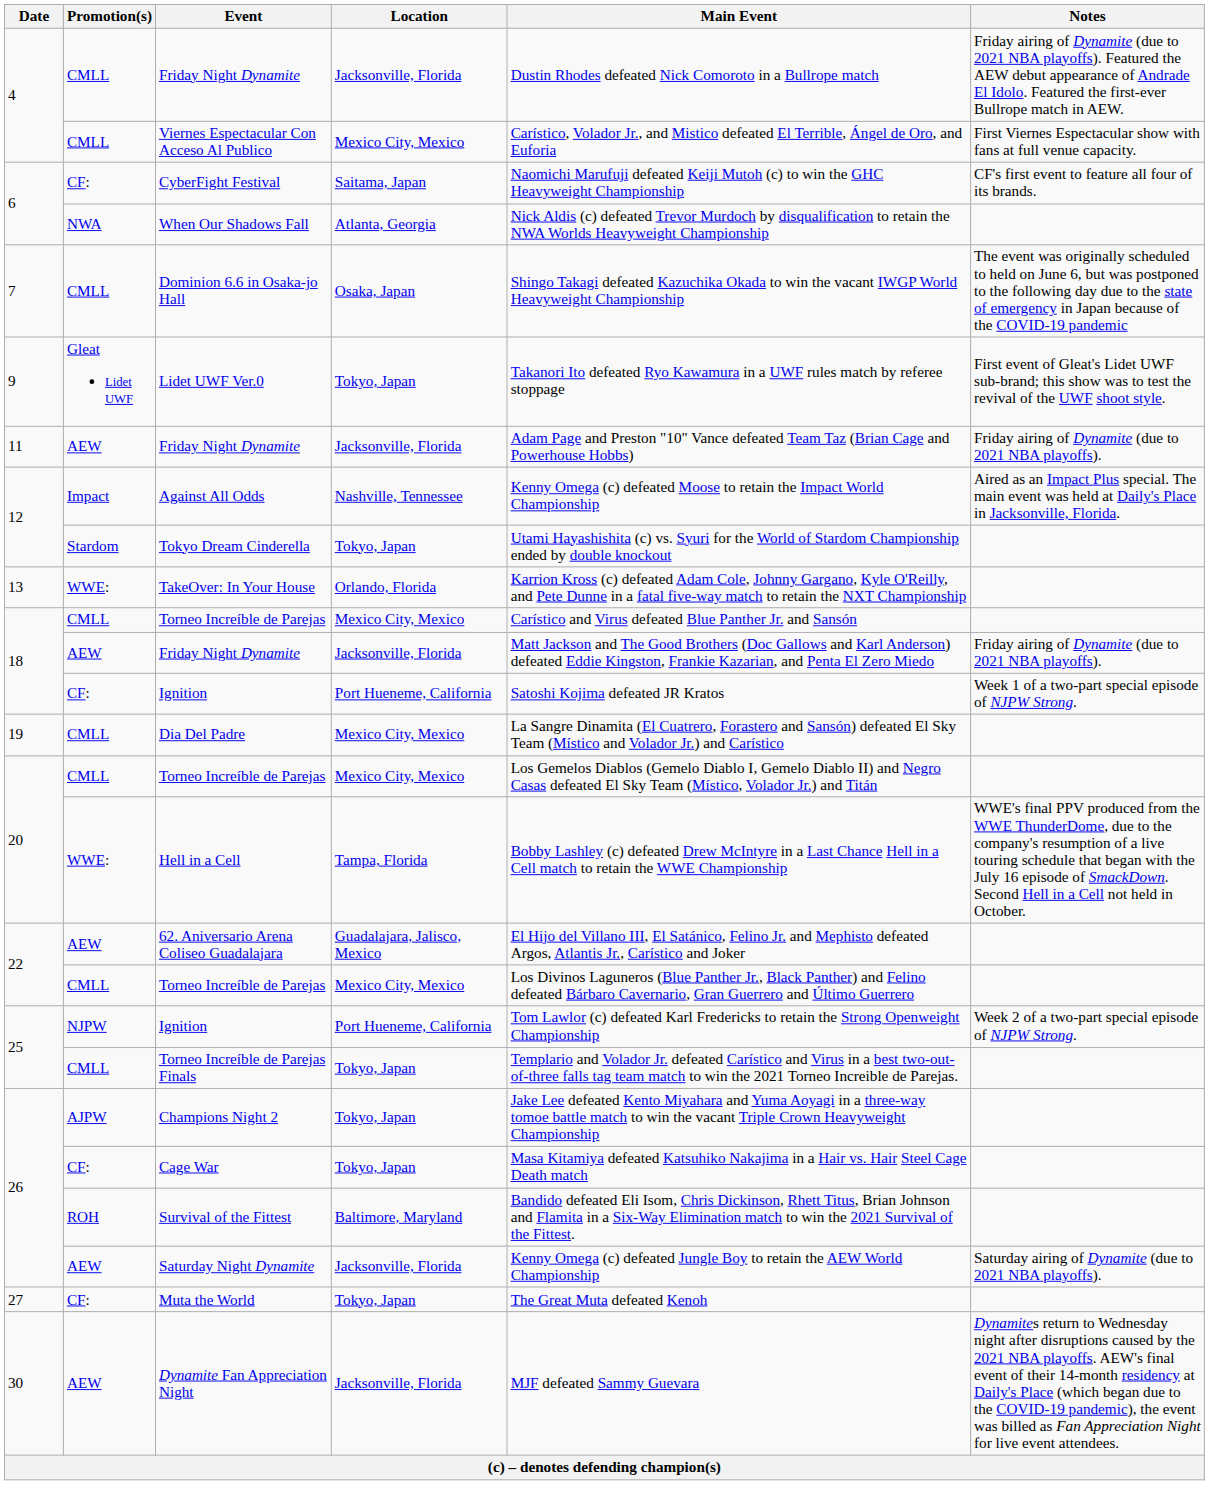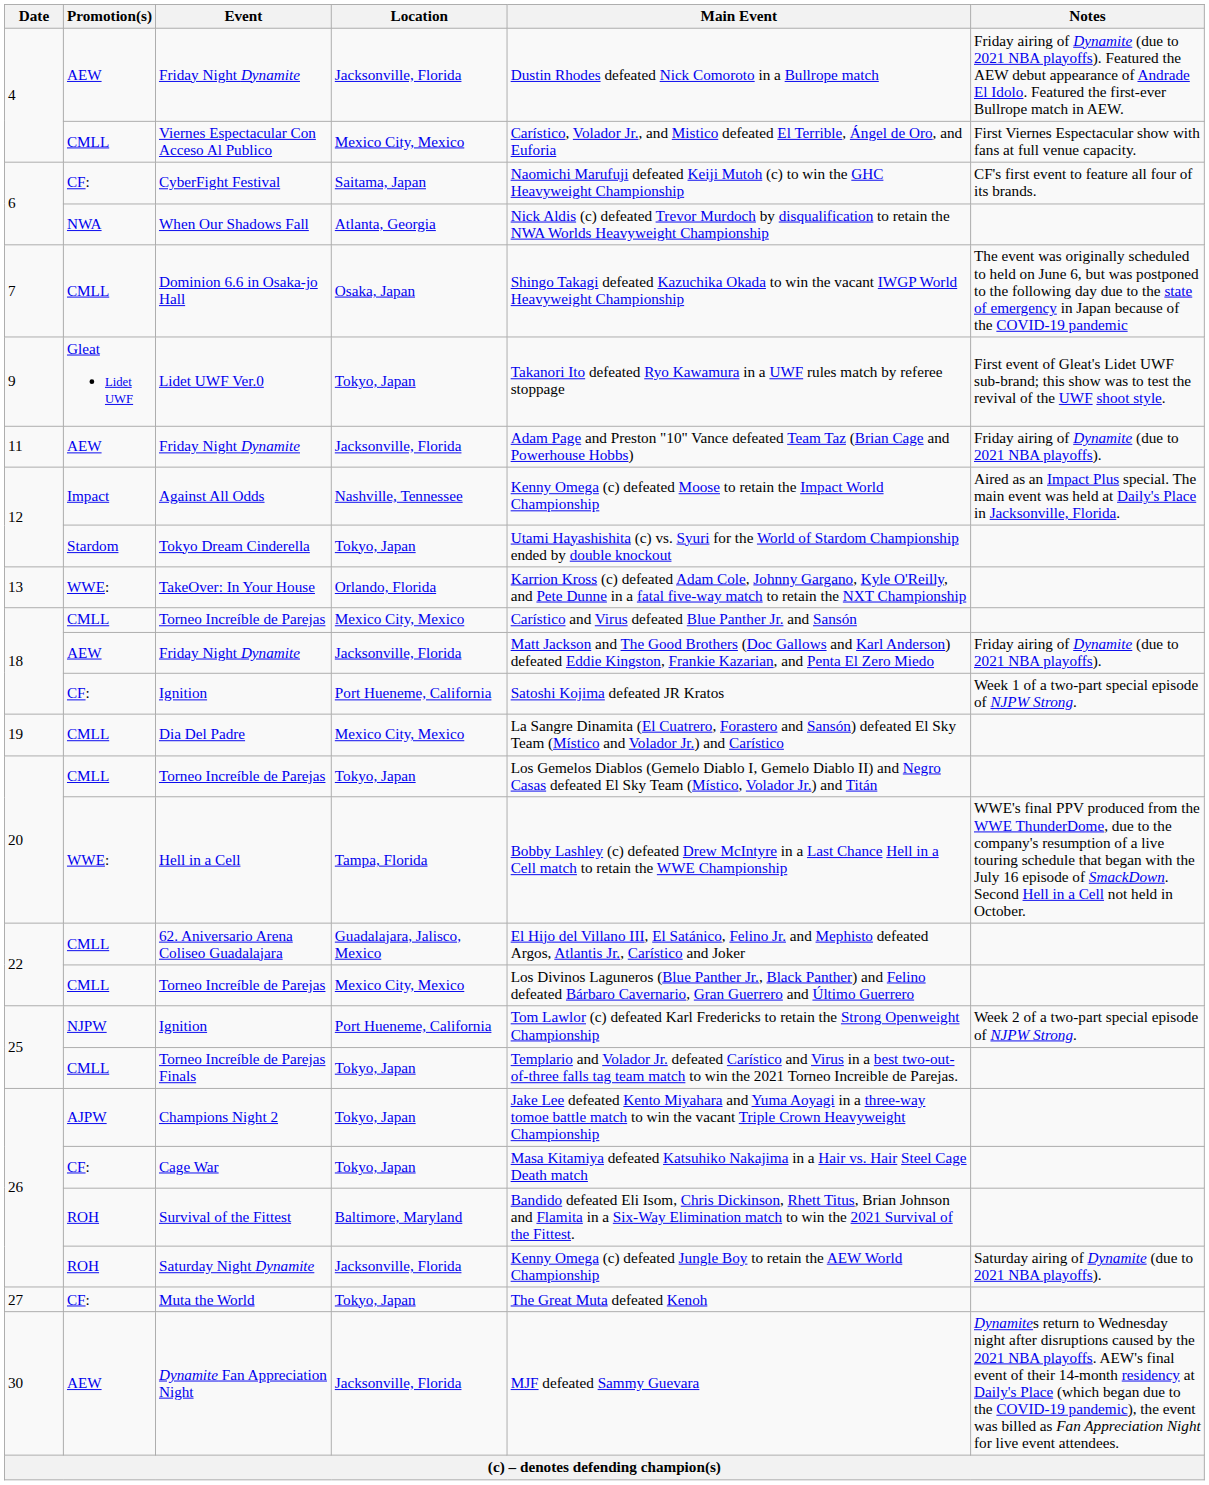(88, 74) CMLL -> (84, 74) AEW
(400, 776) Mexico City, Mexico -> (375, 776) Tokyo, Japan
(84, 944) AEW -> (88, 944) CMLL
(84, 1266) AEW -> (83, 1266) ROH
